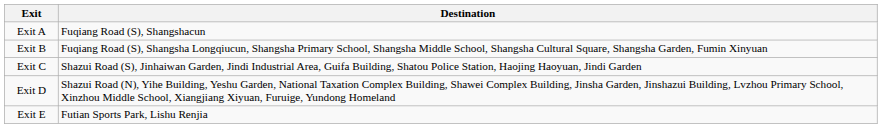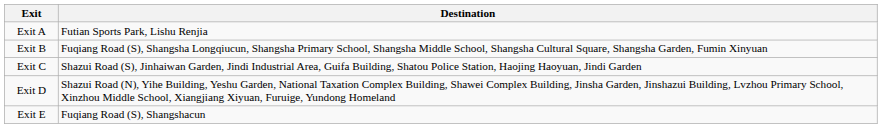(133, 31) Fuqiang Road (S), Shangshacun -> (134, 31) Futian Sports Park, Lishu Renjia
(134, 114) Futian Sports Park, Lishu Renjia -> (133, 114) Fuqiang Road (S), Shangshacun
